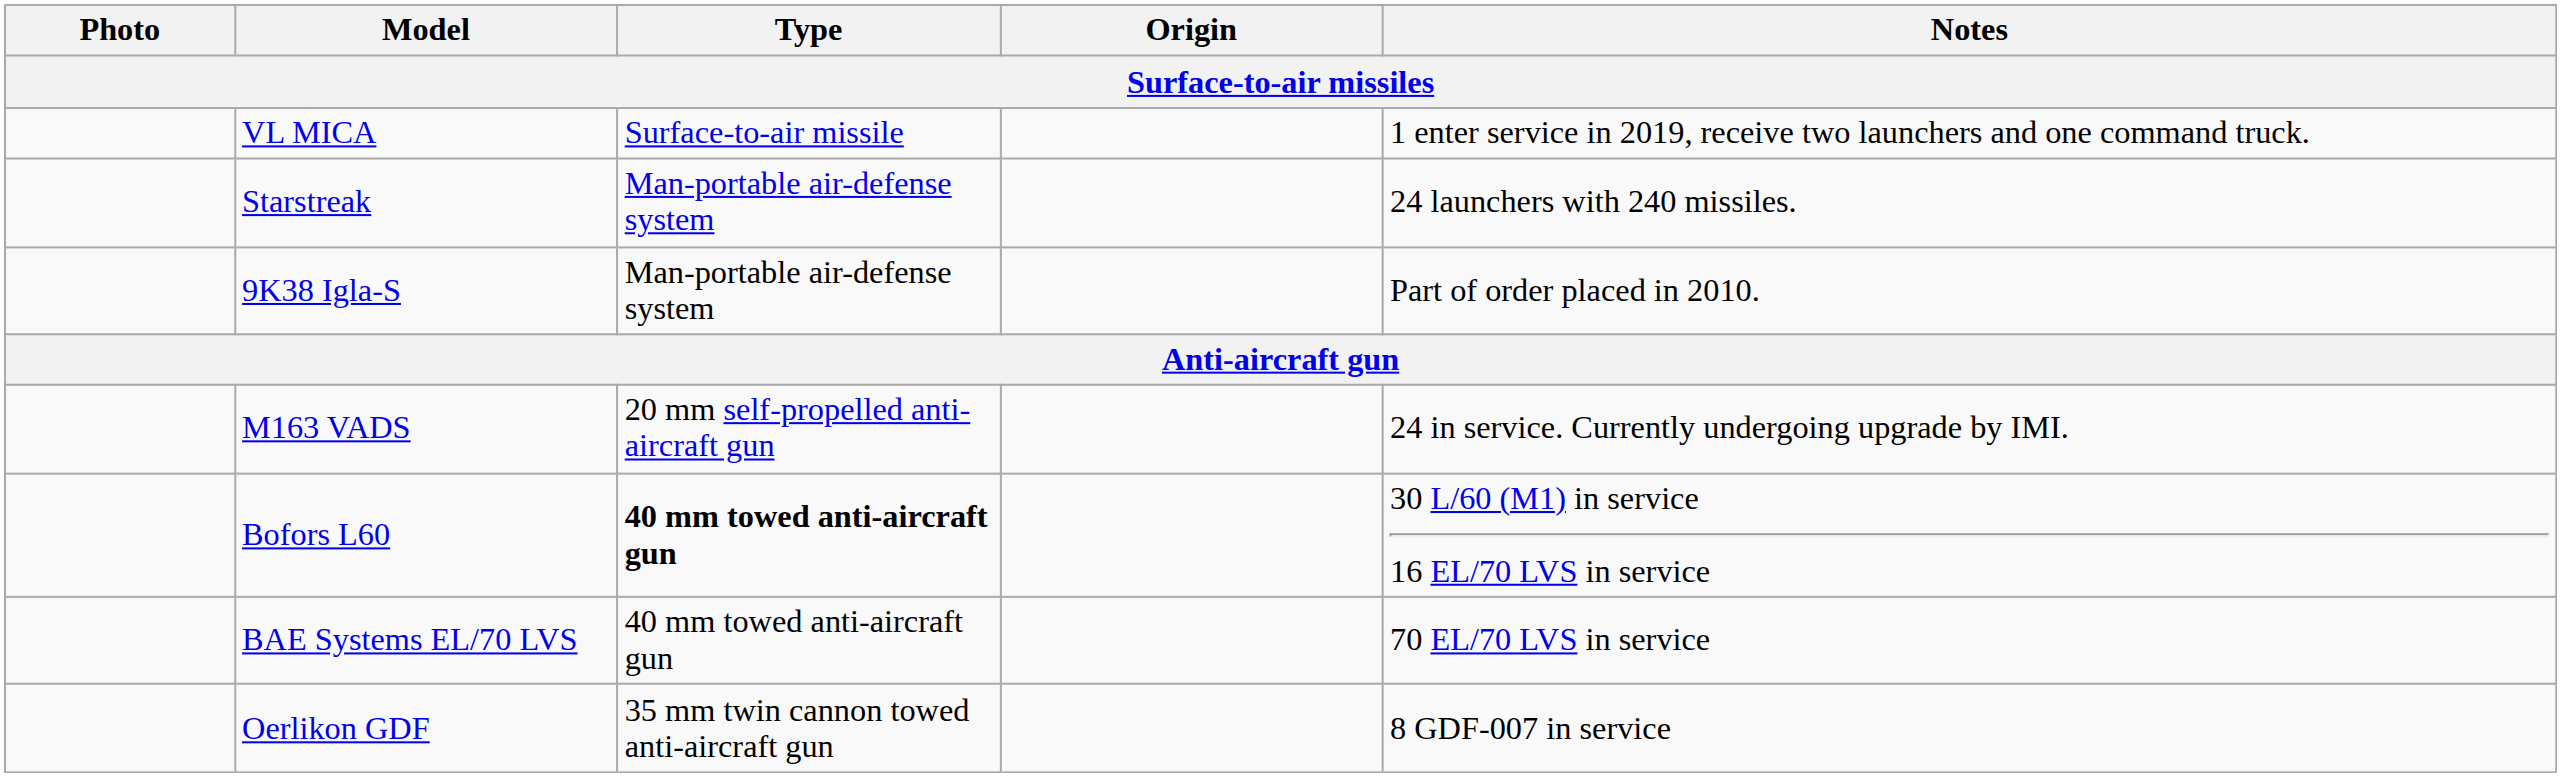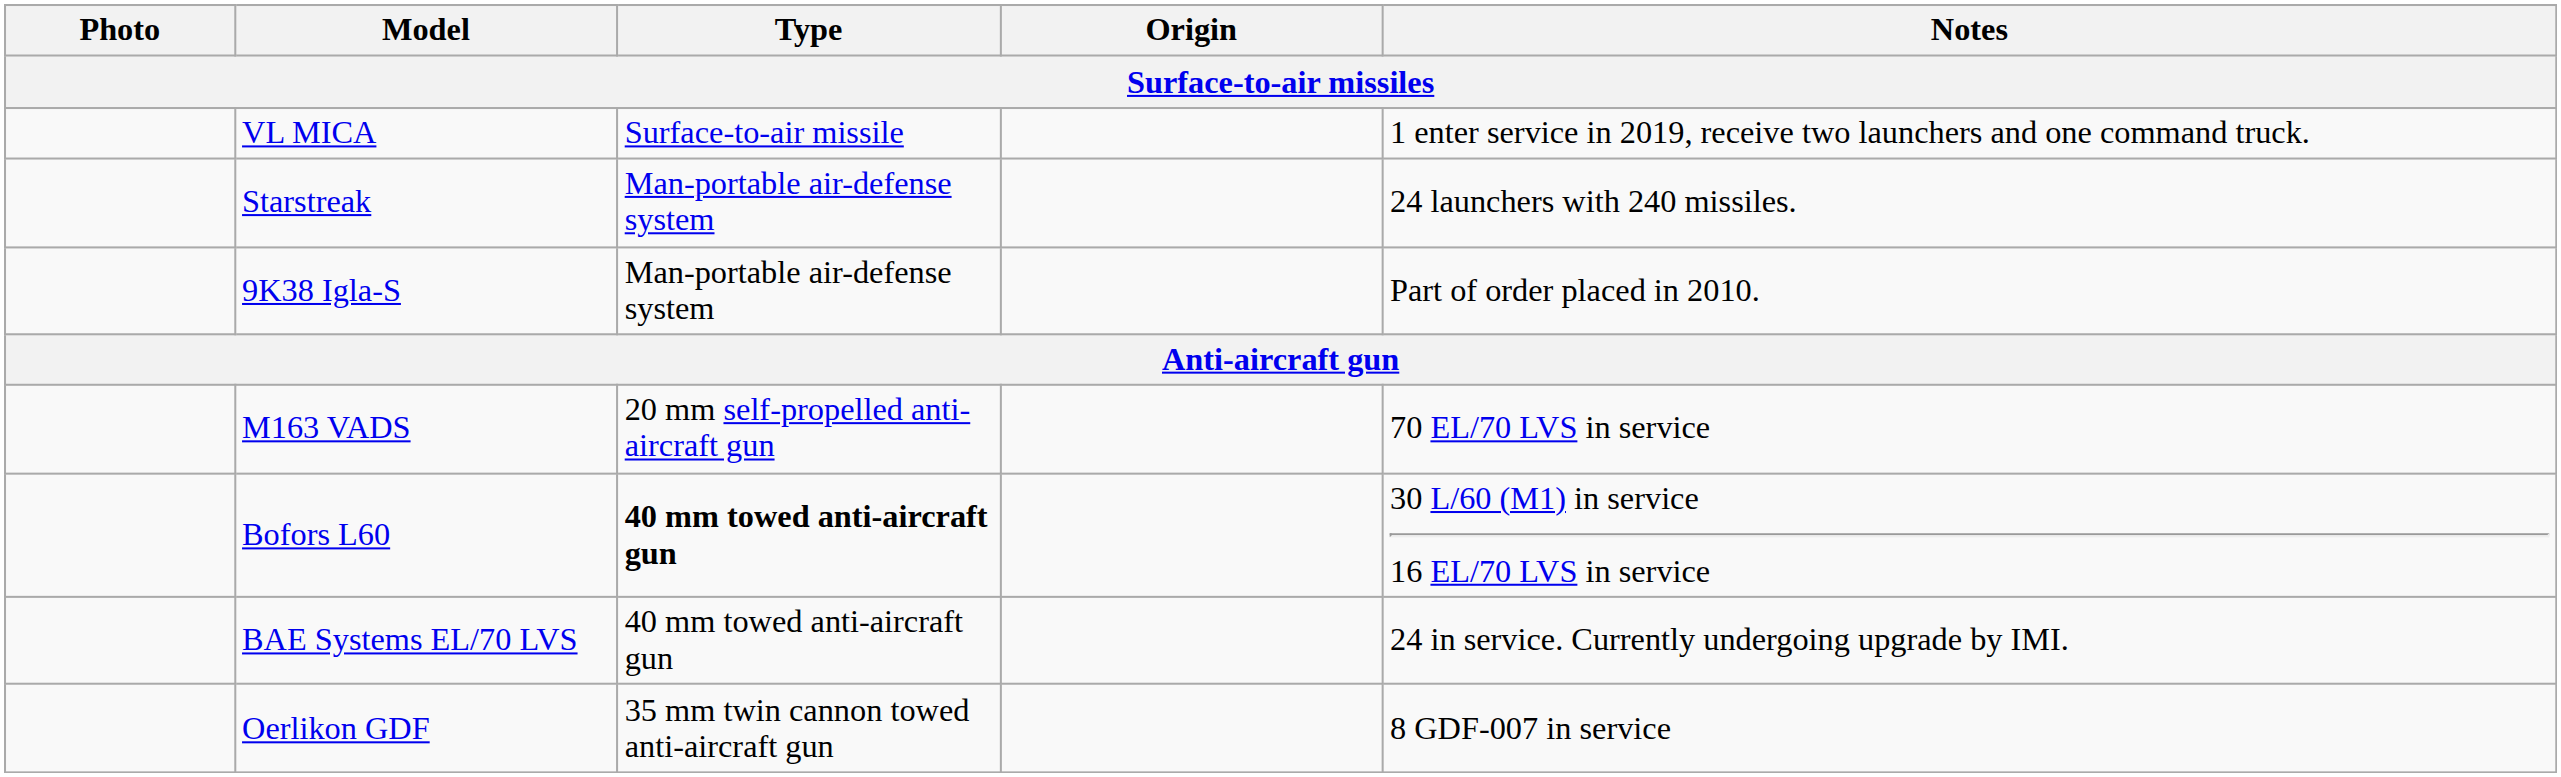(1729, 428) 24 in service. Currently undergoing upgrade by IMI. -> (1550, 428) 70 EL/70 LVS in service
(1550, 640) 70 EL/70 LVS in service -> (1729, 640) 24 in service. Currently undergoing upgrade by IMI.
